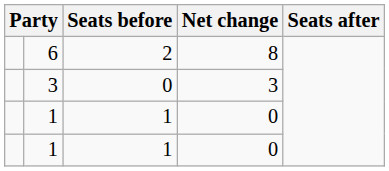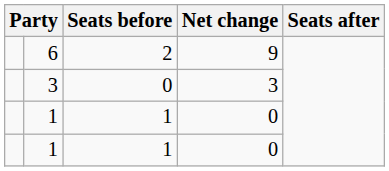(273, 52) 8 -> (273, 52) 9
